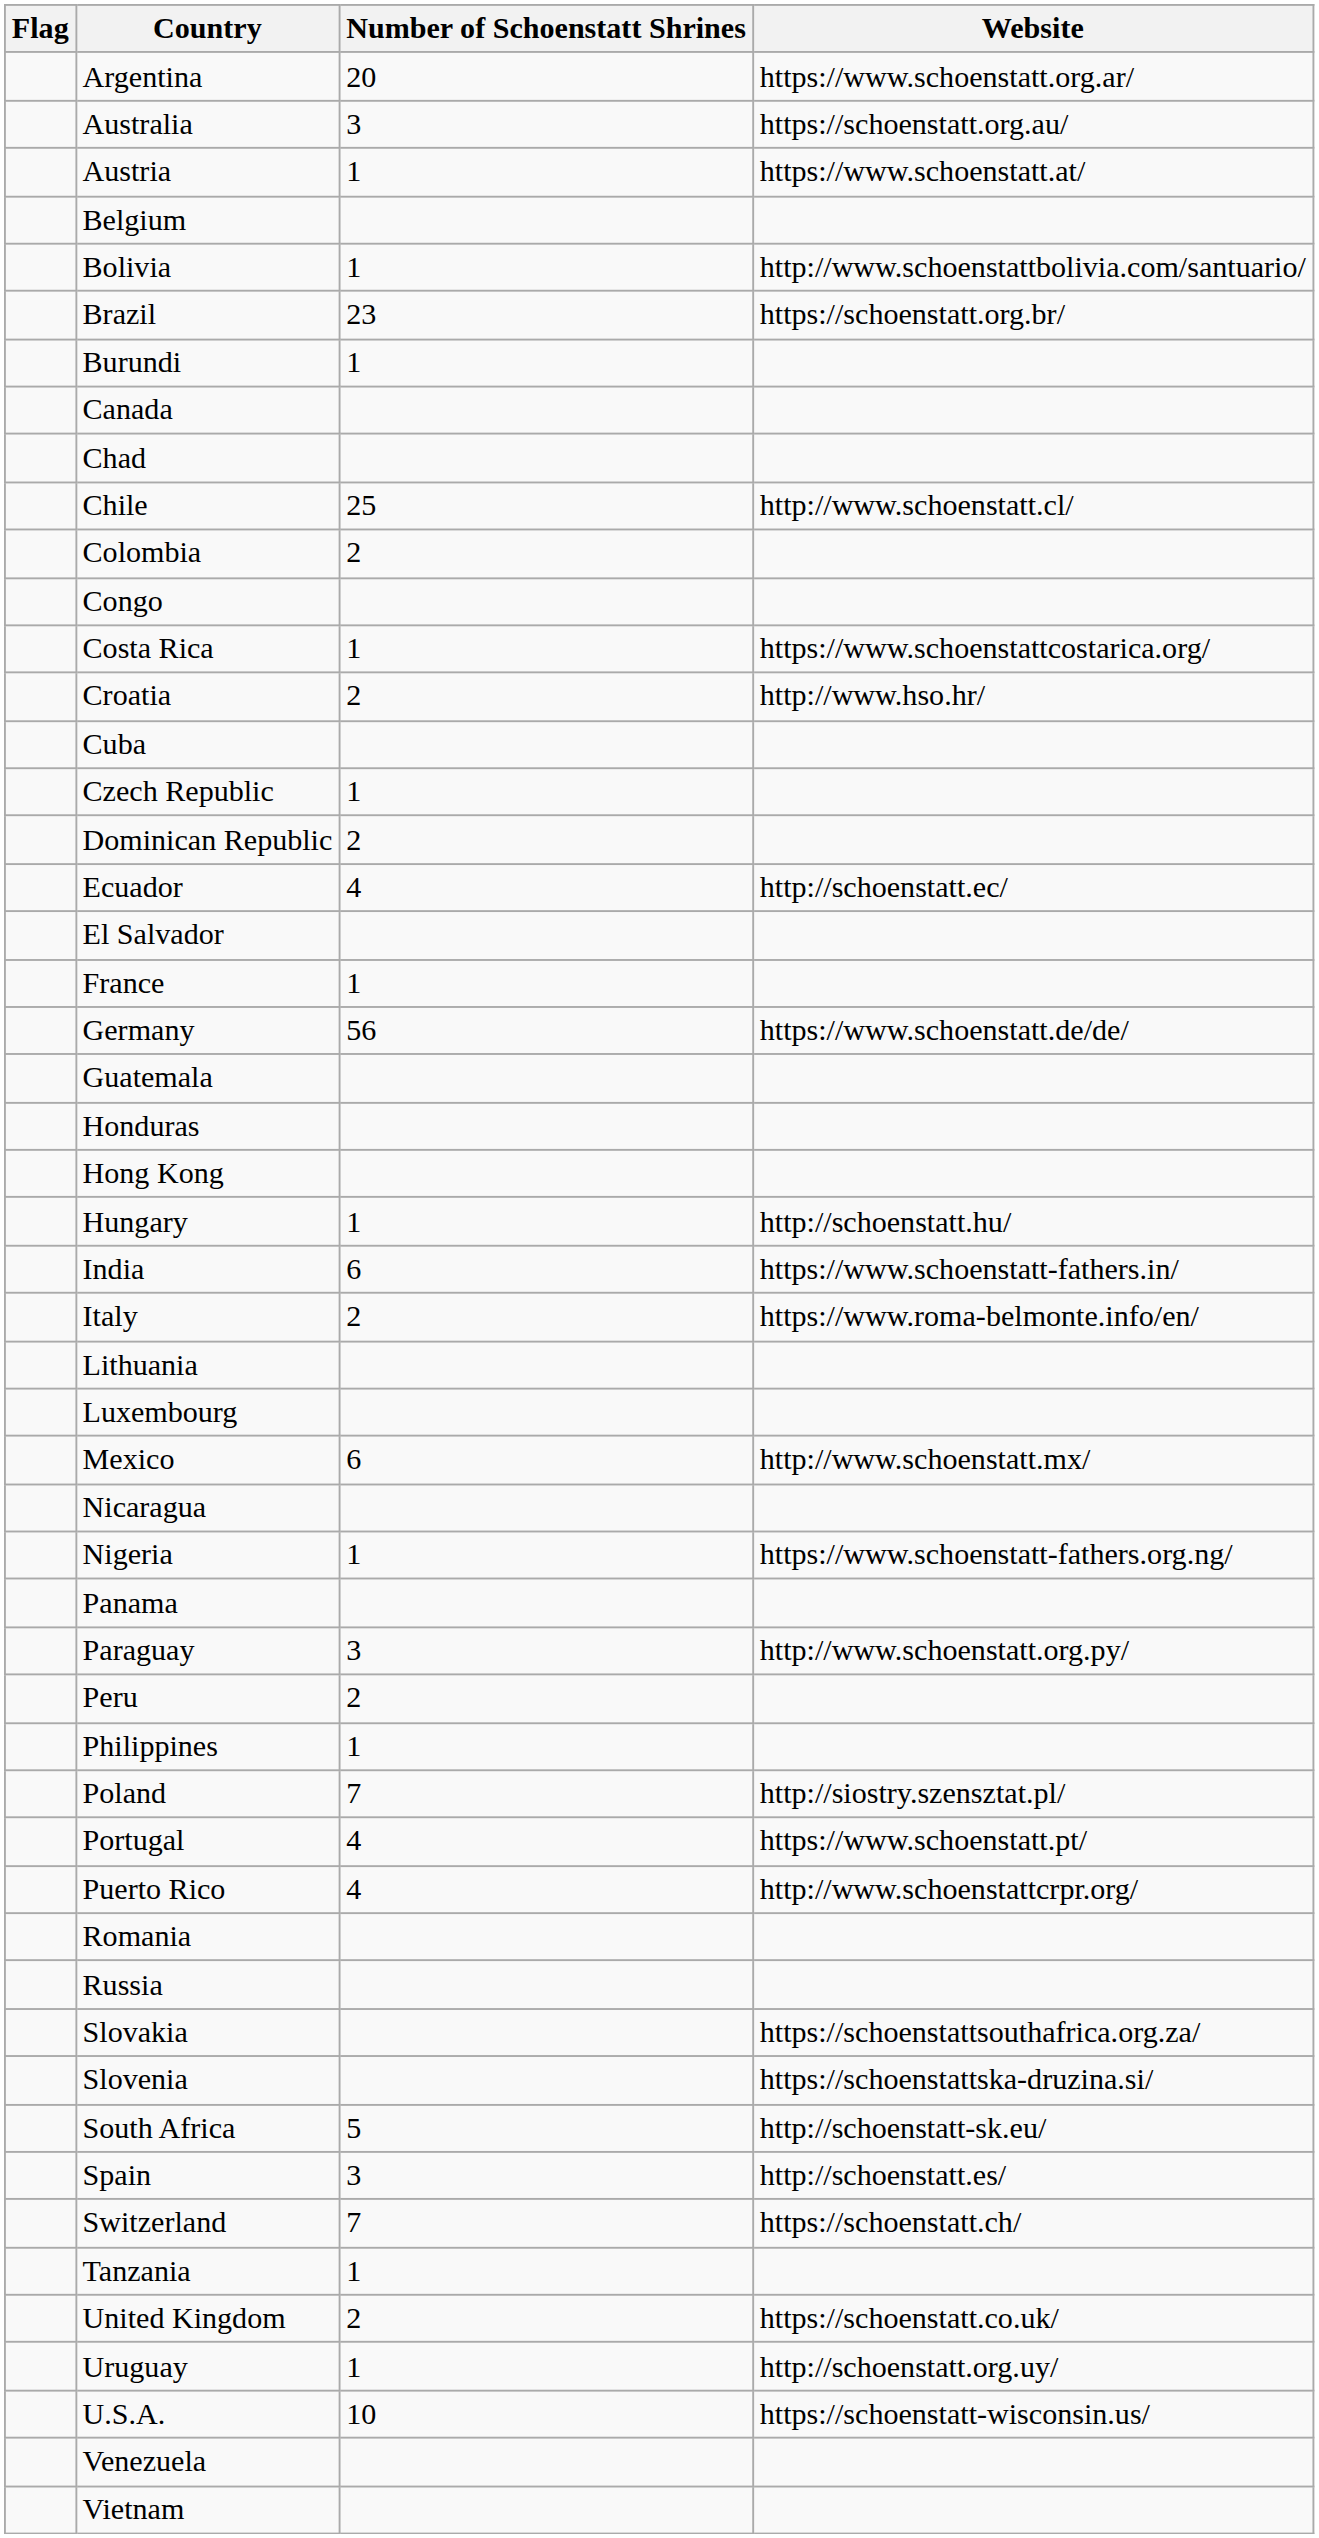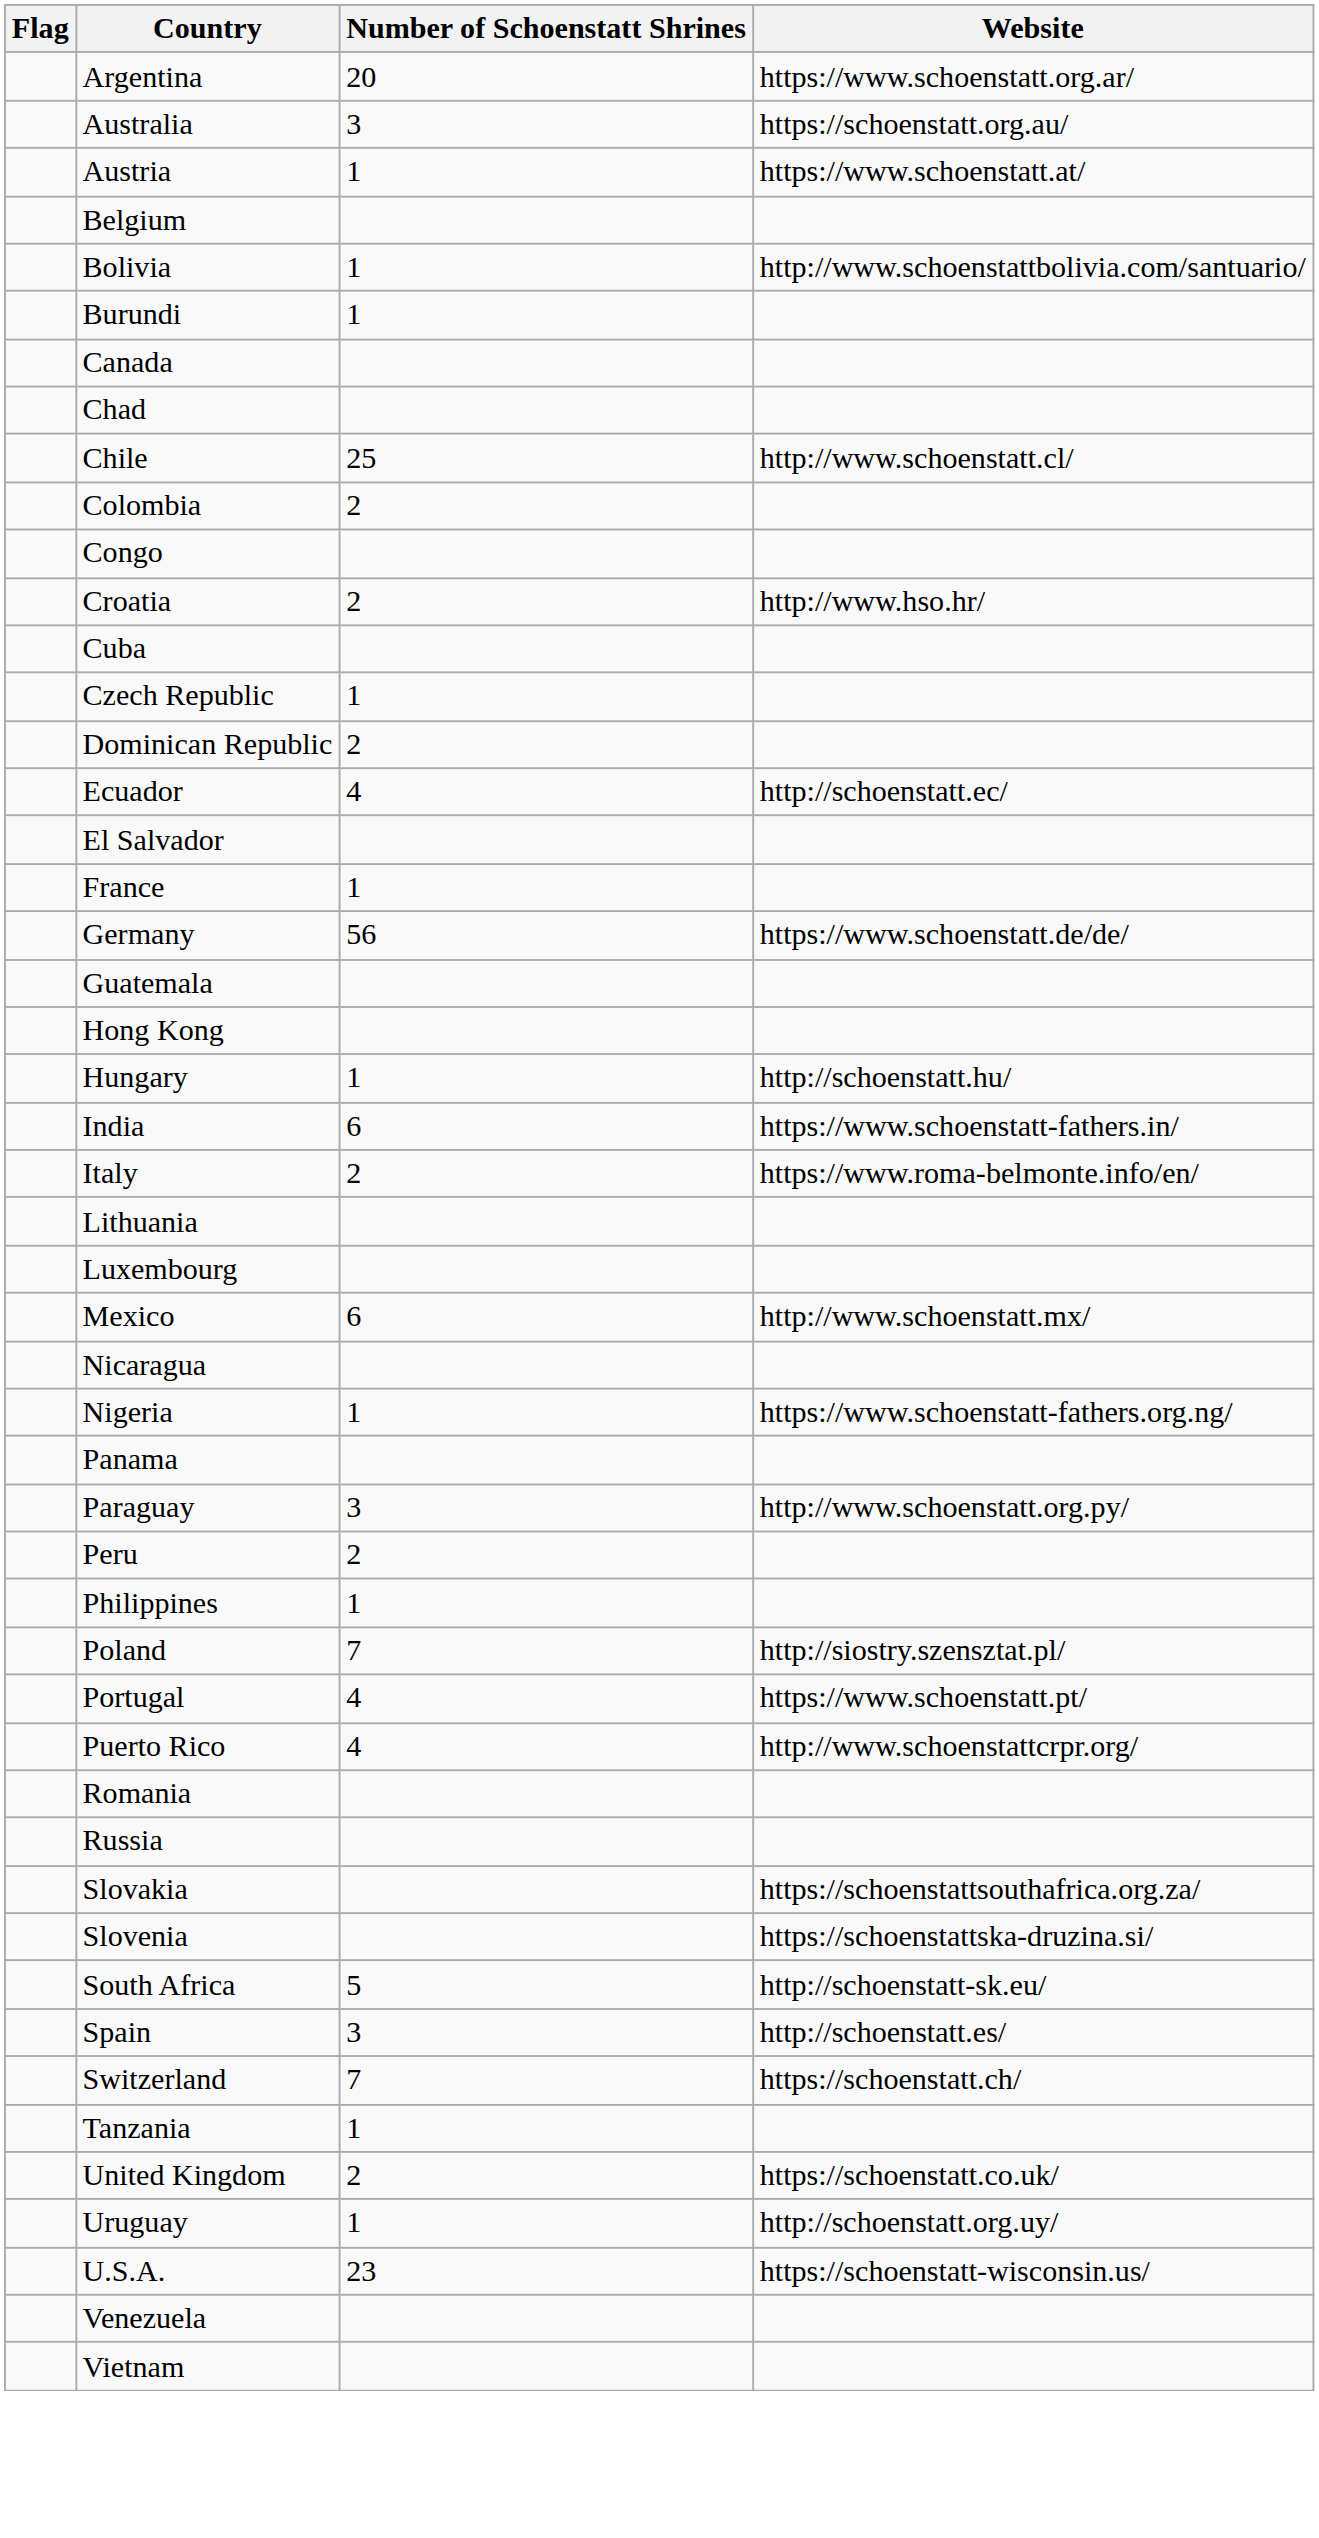- row: (119, 314)
- row: (148, 648)
- row: (141, 1125)
(361, 2413) 10 -> (361, 2270) 23
